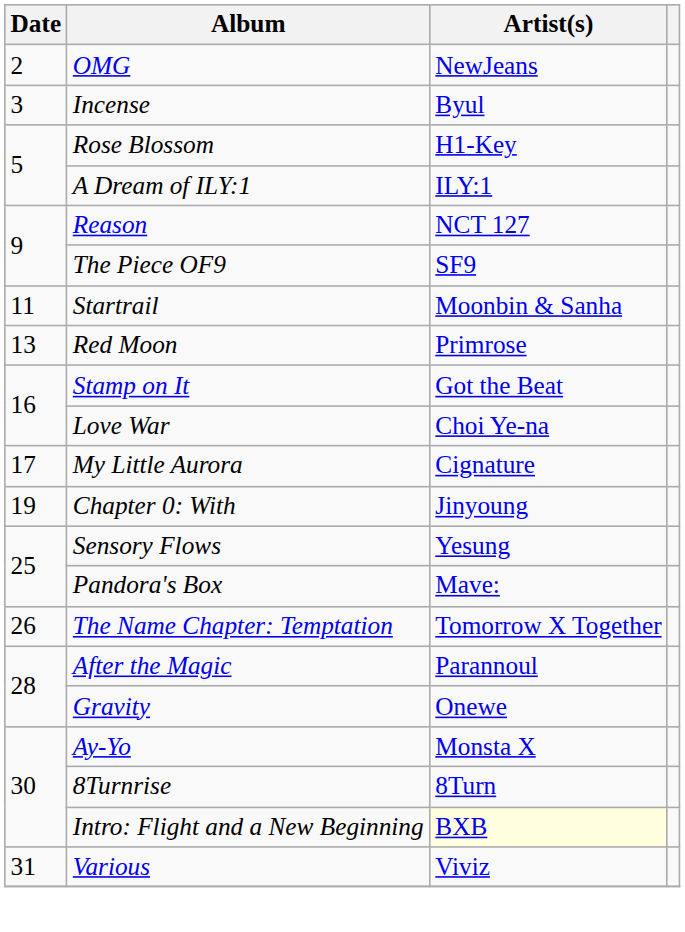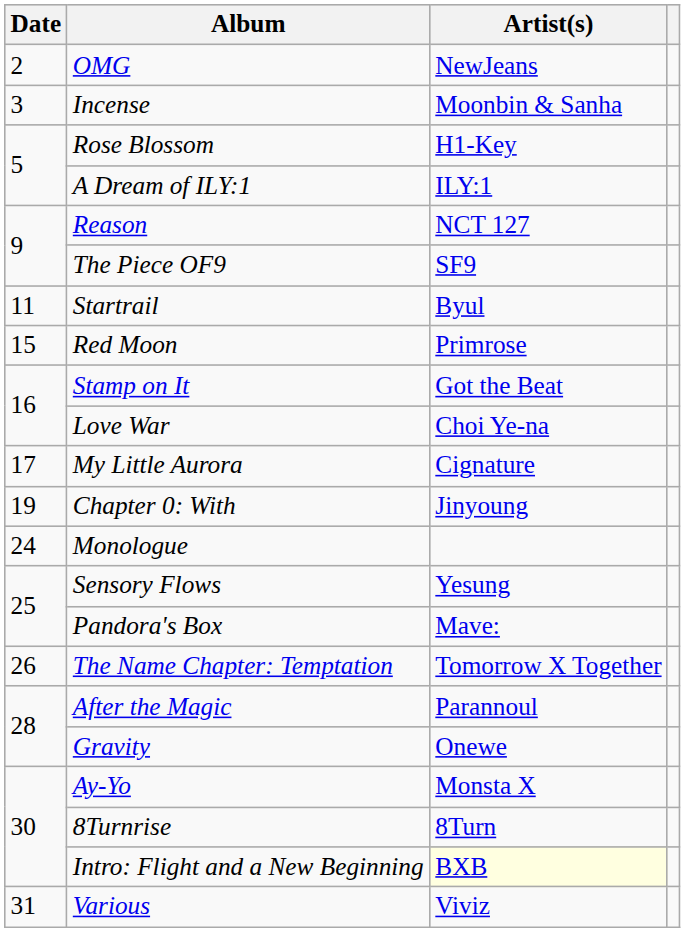(460, 104) Byul -> (529, 104) Moonbin & Sanha
(529, 305) Moonbin & Sanha -> (460, 305) Byul
(23, 345) 13 -> (23, 345) 15
+ row: (130, 545)
